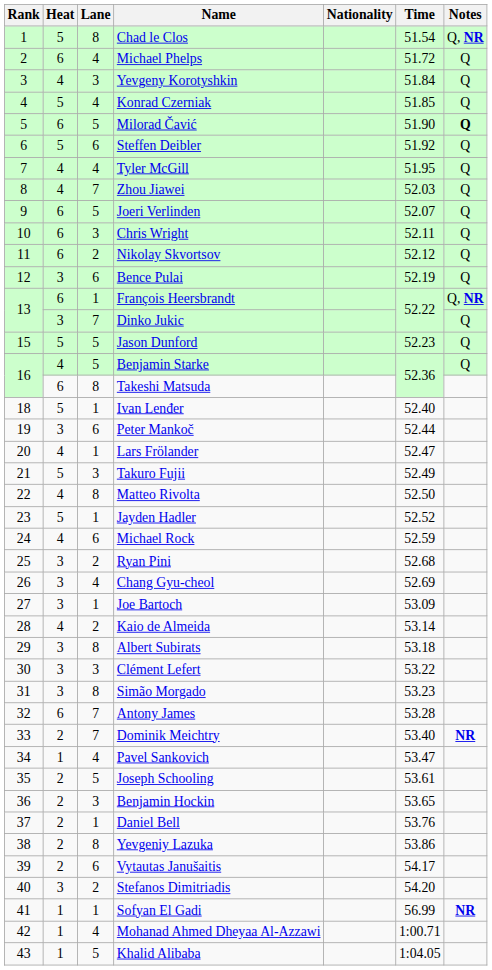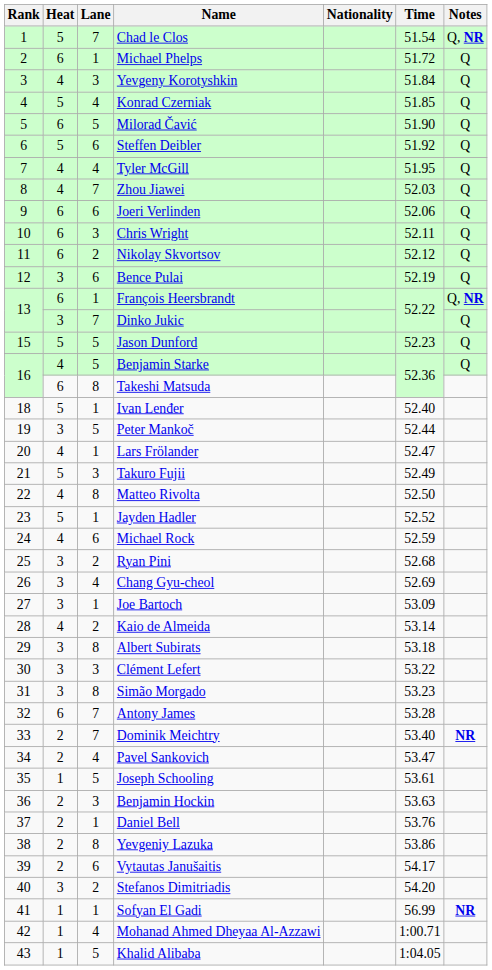(96, 37) 8 -> (96, 37) 7
(96, 59) 4 -> (96, 59) 1
(465, 124) bold -> (465, 124) normal
(96, 211) 5 -> (96, 211) 6
(420, 211) 52.07 -> (420, 211) 52.06
(96, 430) 6 -> (96, 430) 5
(60, 757) 1 -> (60, 757) 2
(60, 779) 2 -> (60, 779) 1
(420, 801) 53.65 -> (420, 801) 53.63
